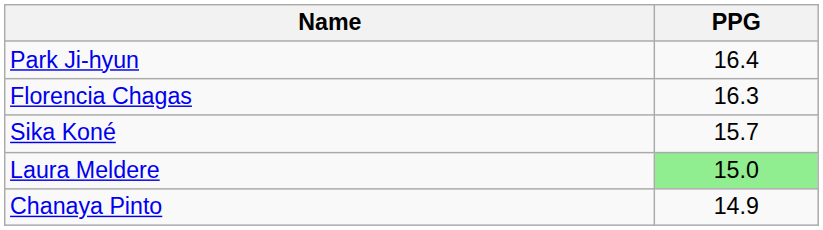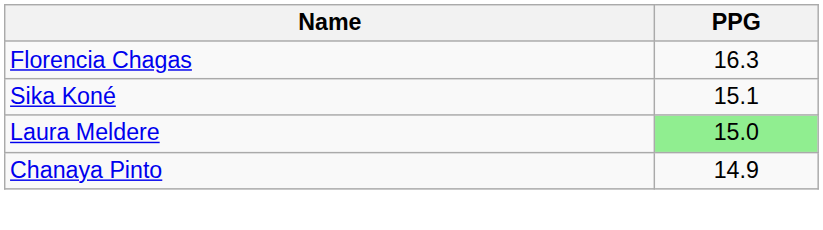- row: (75, 59)
(736, 133) 15.7 -> (736, 96) 15.1
